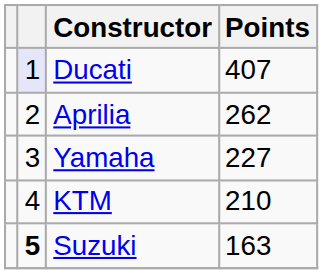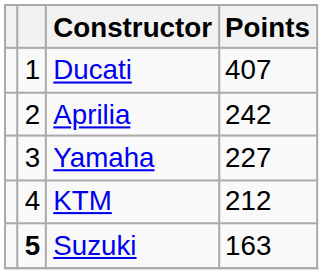(32, 70) lavender background -> (32, 70) no background
(248, 114) 262 -> (248, 114) 242
(248, 201) 210 -> (248, 201) 212
